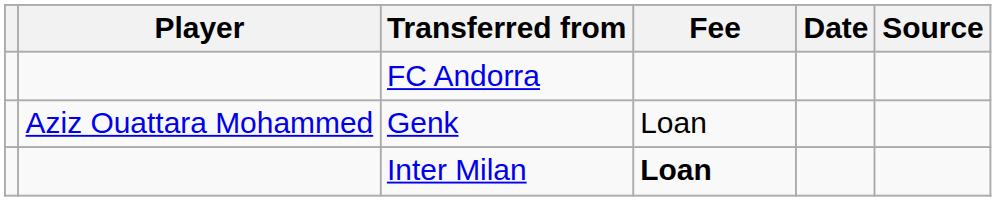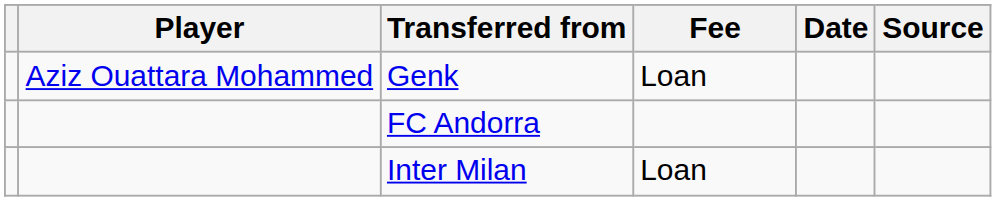rows swapped: (463, 75) <-> (423, 123)
(676, 170) bold -> (673, 170) normal
